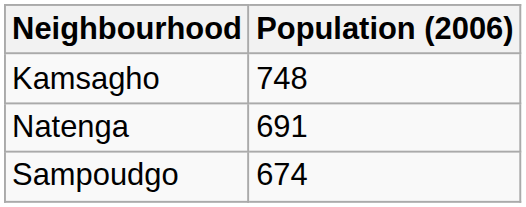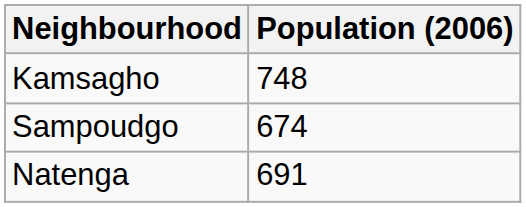rows swapped: (70, 126) <-> (95, 175)
